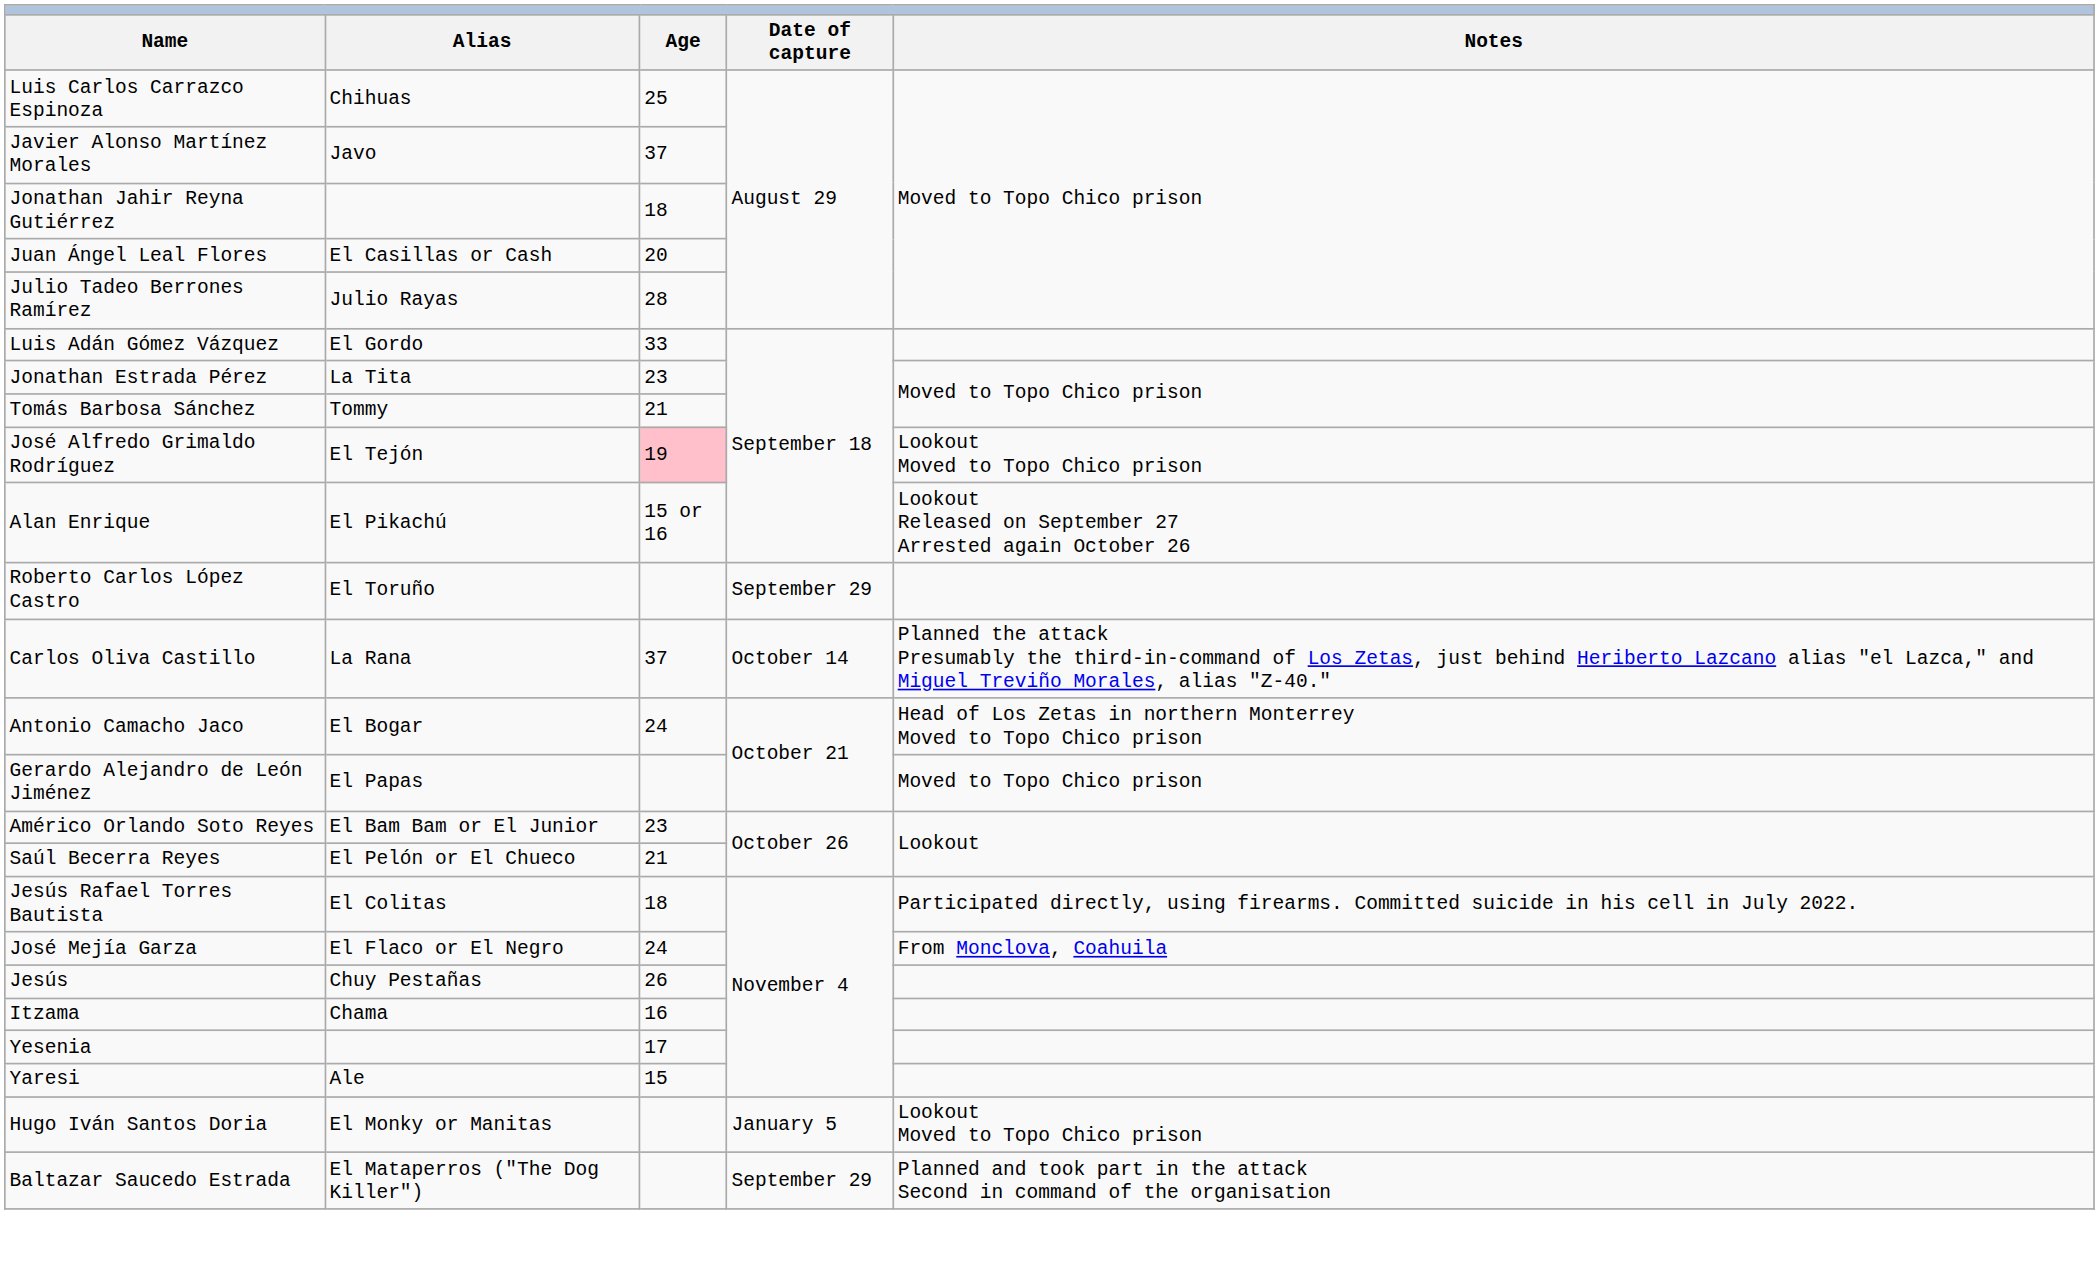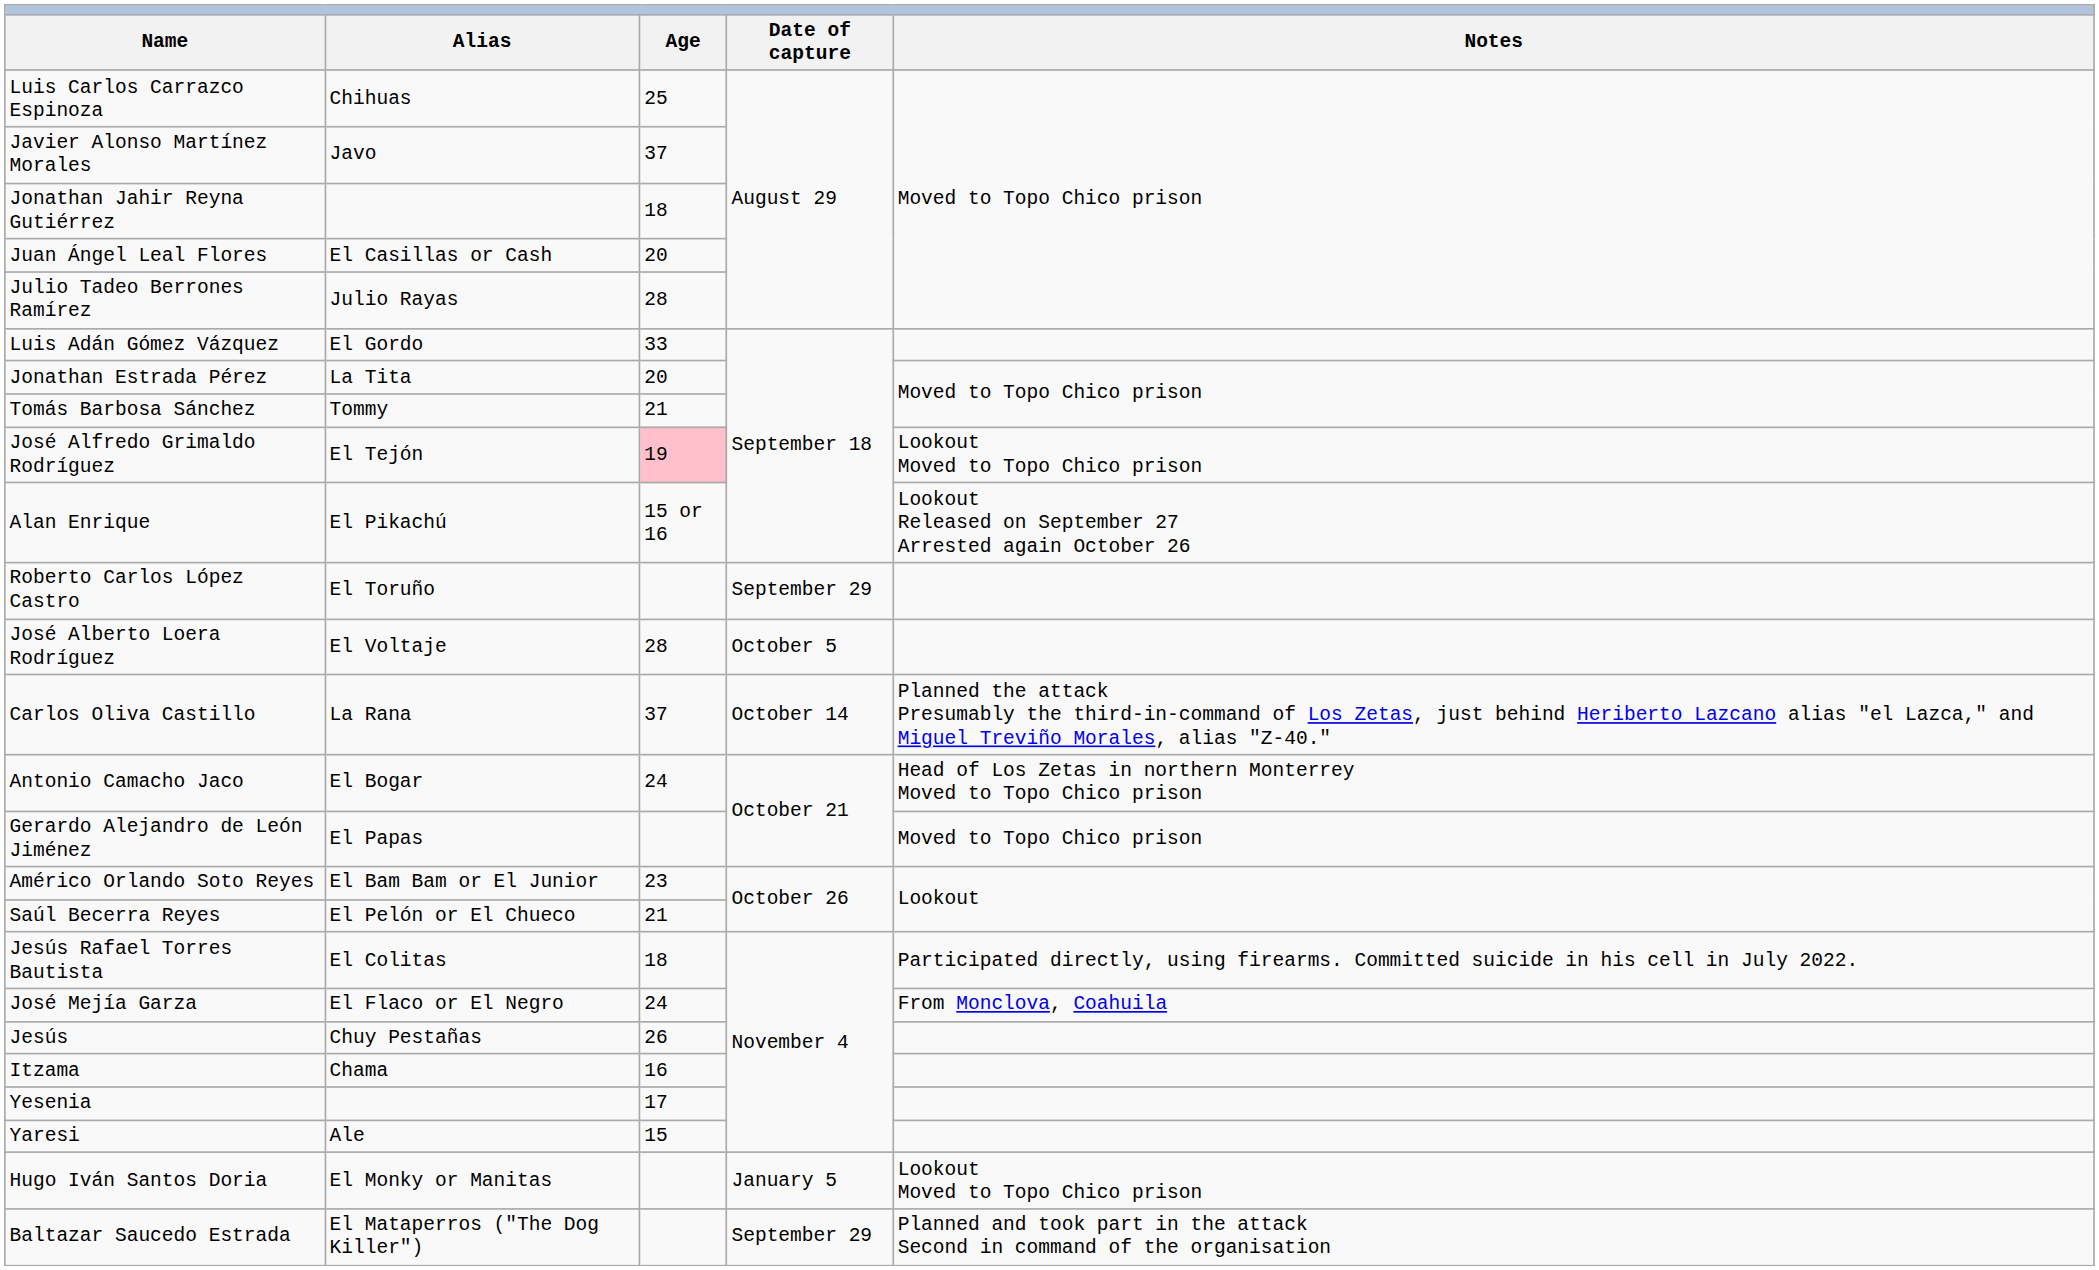(656, 377) 23 -> (656, 377) 20
+ row: (115, 646)
